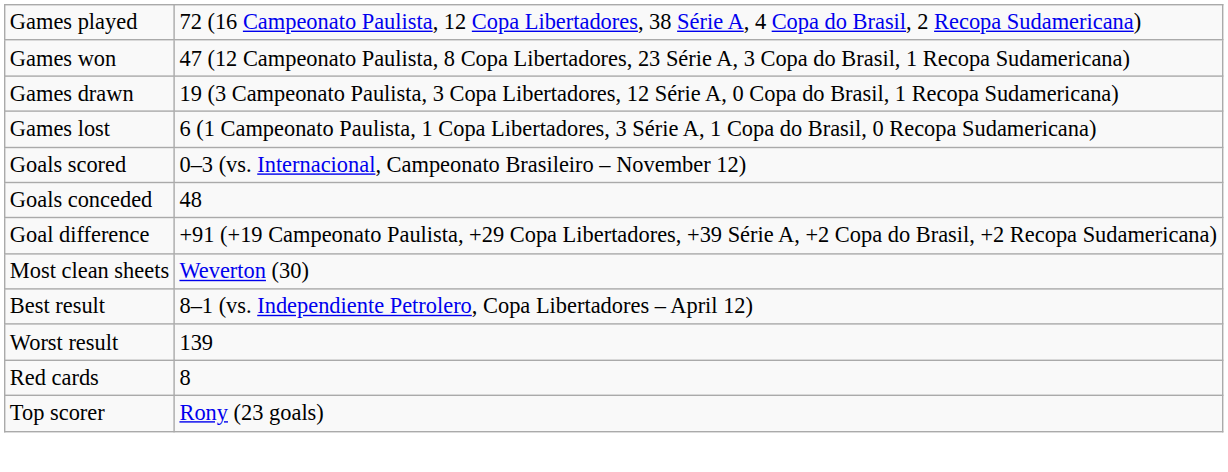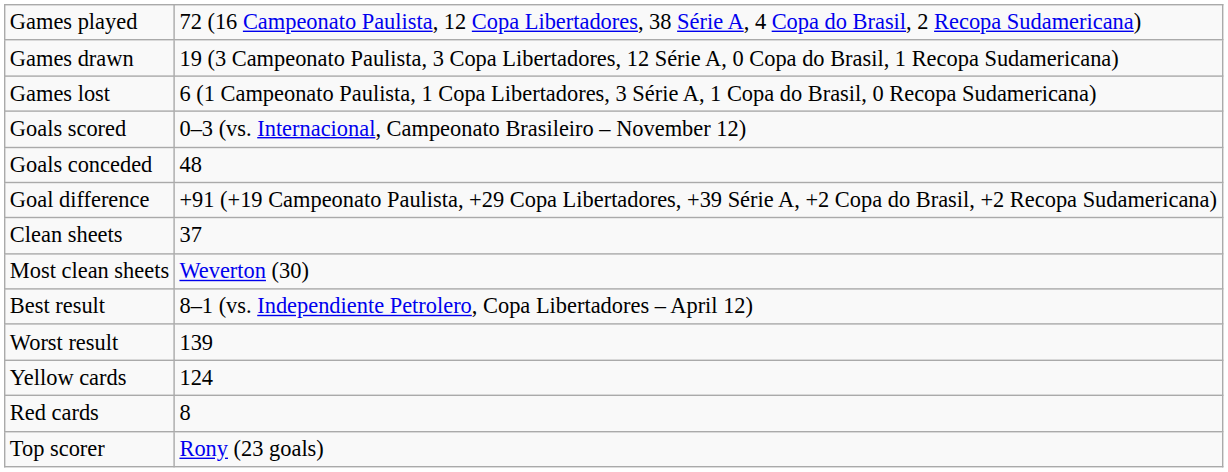- row: (63, 57)
+ row: (66, 235)
+ row: (68, 377)
